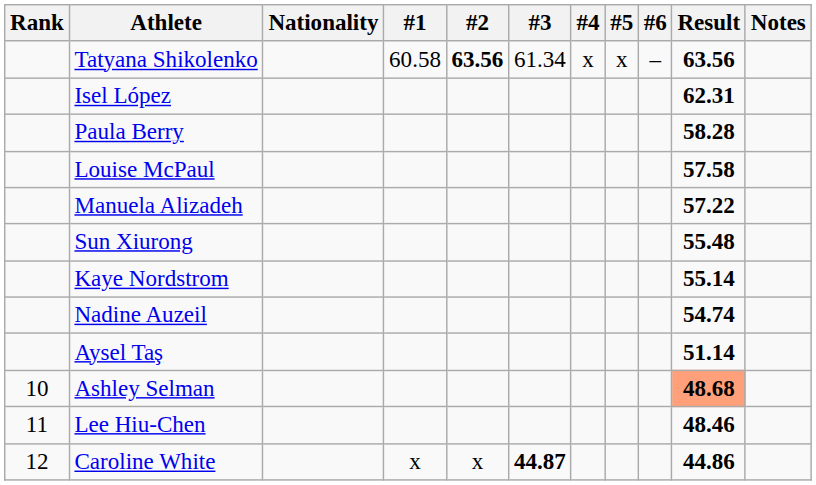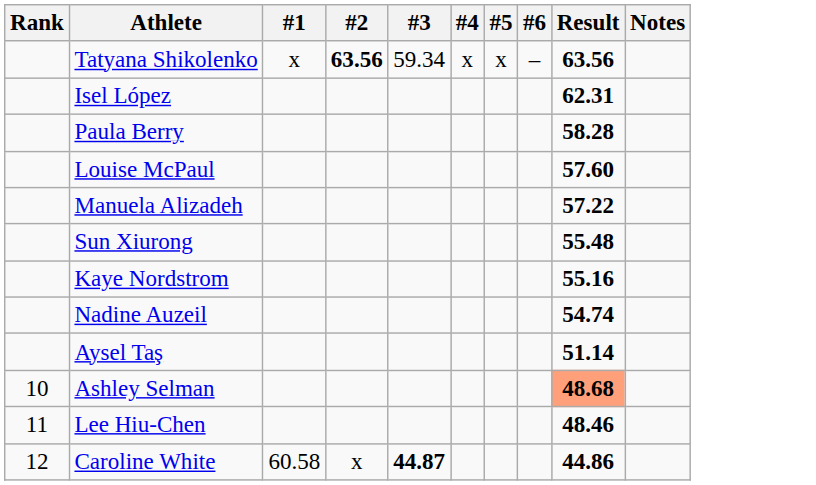- column: (323, 22)
(415, 59) 60.58 -> (294, 59) x
(540, 59) 61.34 -> (419, 59) 59.34
(709, 168) 57.58 -> (588, 168) 57.60
(709, 278) 55.14 -> (588, 278) 55.16
(415, 461) x -> (294, 461) 60.58
